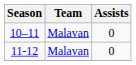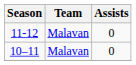rows swapped: (25, 32) <-> (25, 51)
